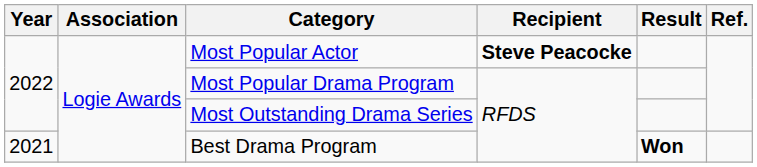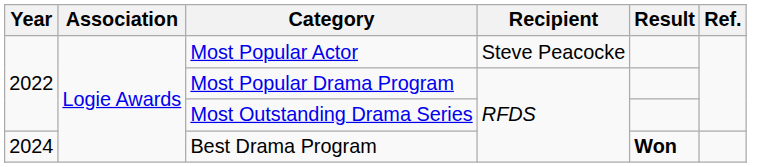(557, 51) bold -> (554, 51) normal
(31, 146) 2021 -> (31, 146) 2024
